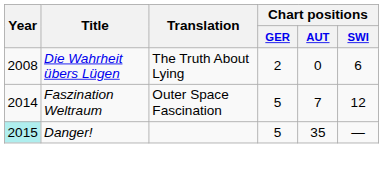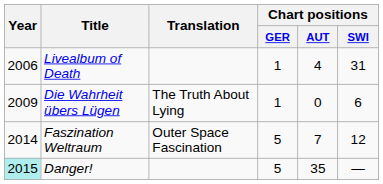+ row: (83, 66)
(23, 66) 2008 -> (23, 102) 2009
(278, 66) 2 -> (278, 102) 1
